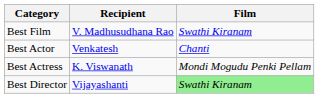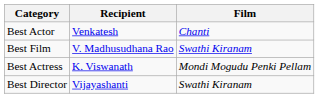rows swapped: (29, 31) <-> (31, 48)
(215, 84) lightgreen background -> (215, 84) no background
